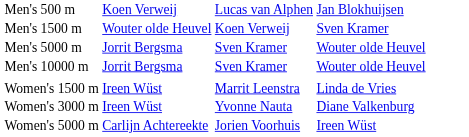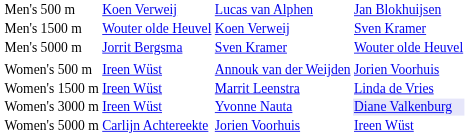- row: (47, 66)
+ row: (48, 69)
(365, 107) no background -> (403, 107) lavender background
